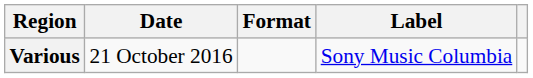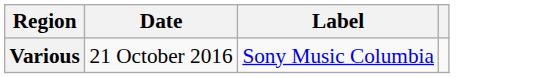- column: (277, 21)
